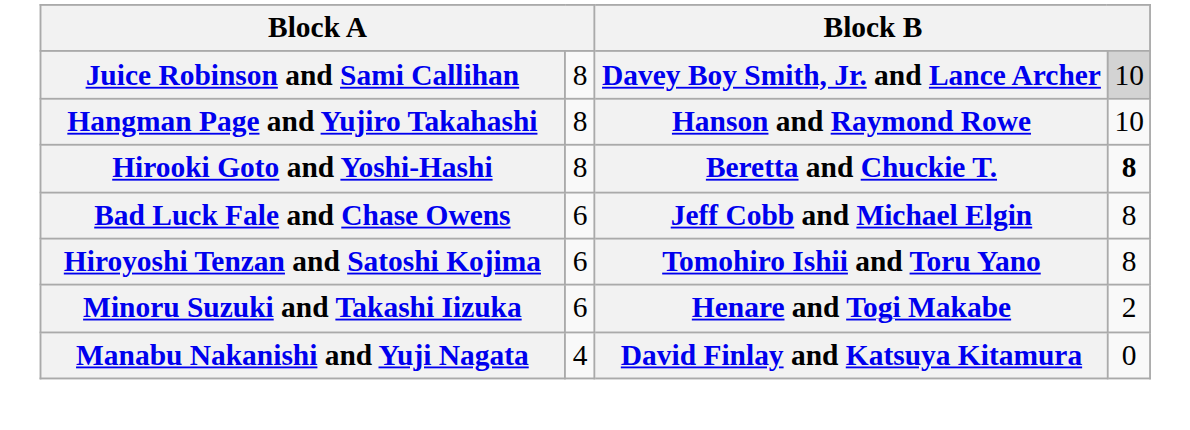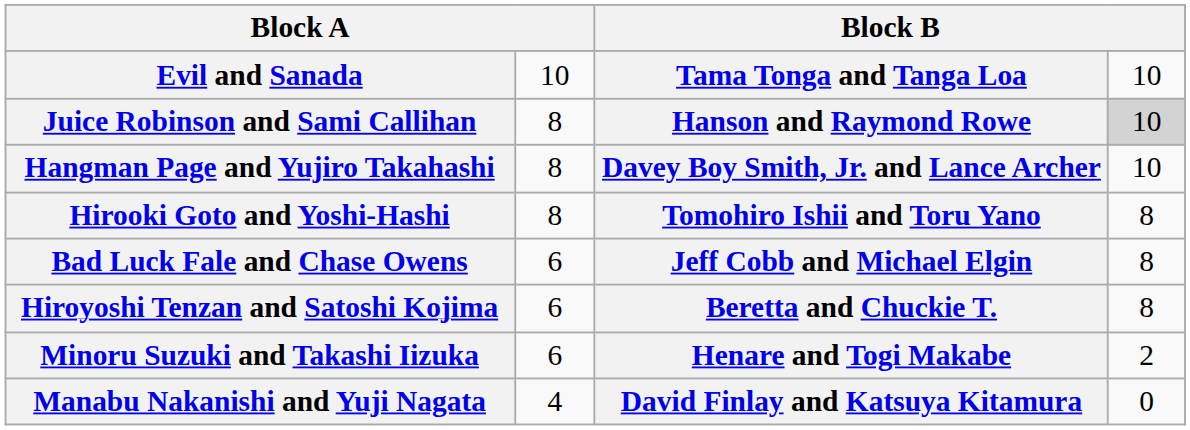+ row: (260, 74)
(851, 74) Davey Boy Smith, Jr. and Lance Archer -> (851, 121) Hanson and Raymond Rowe
(851, 121) Hanson and Raymond Rowe -> (851, 167) Davey Boy Smith, Jr. and Lance Archer
(851, 167) Beretta and Chuckie T. -> (851, 214) Tomohiro Ishii and Toru Yano
(1129, 167) bold -> (1147, 214) normal
(851, 261) Tomohiro Ishii and Toru Yano -> (851, 307) Beretta and Chuckie T.
